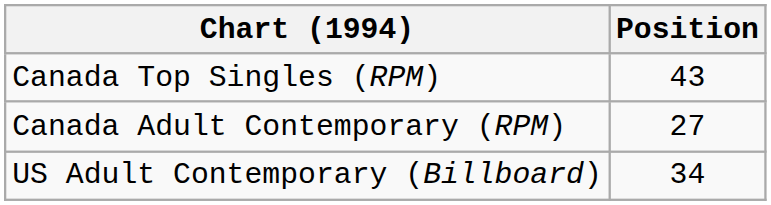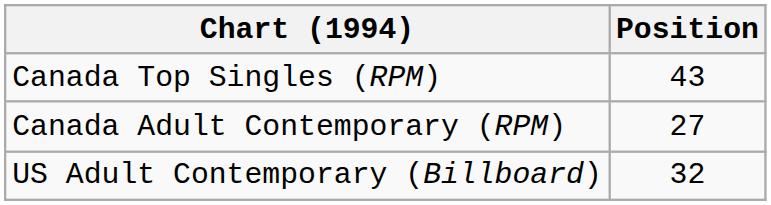(687, 175) 34 -> (687, 175) 32
